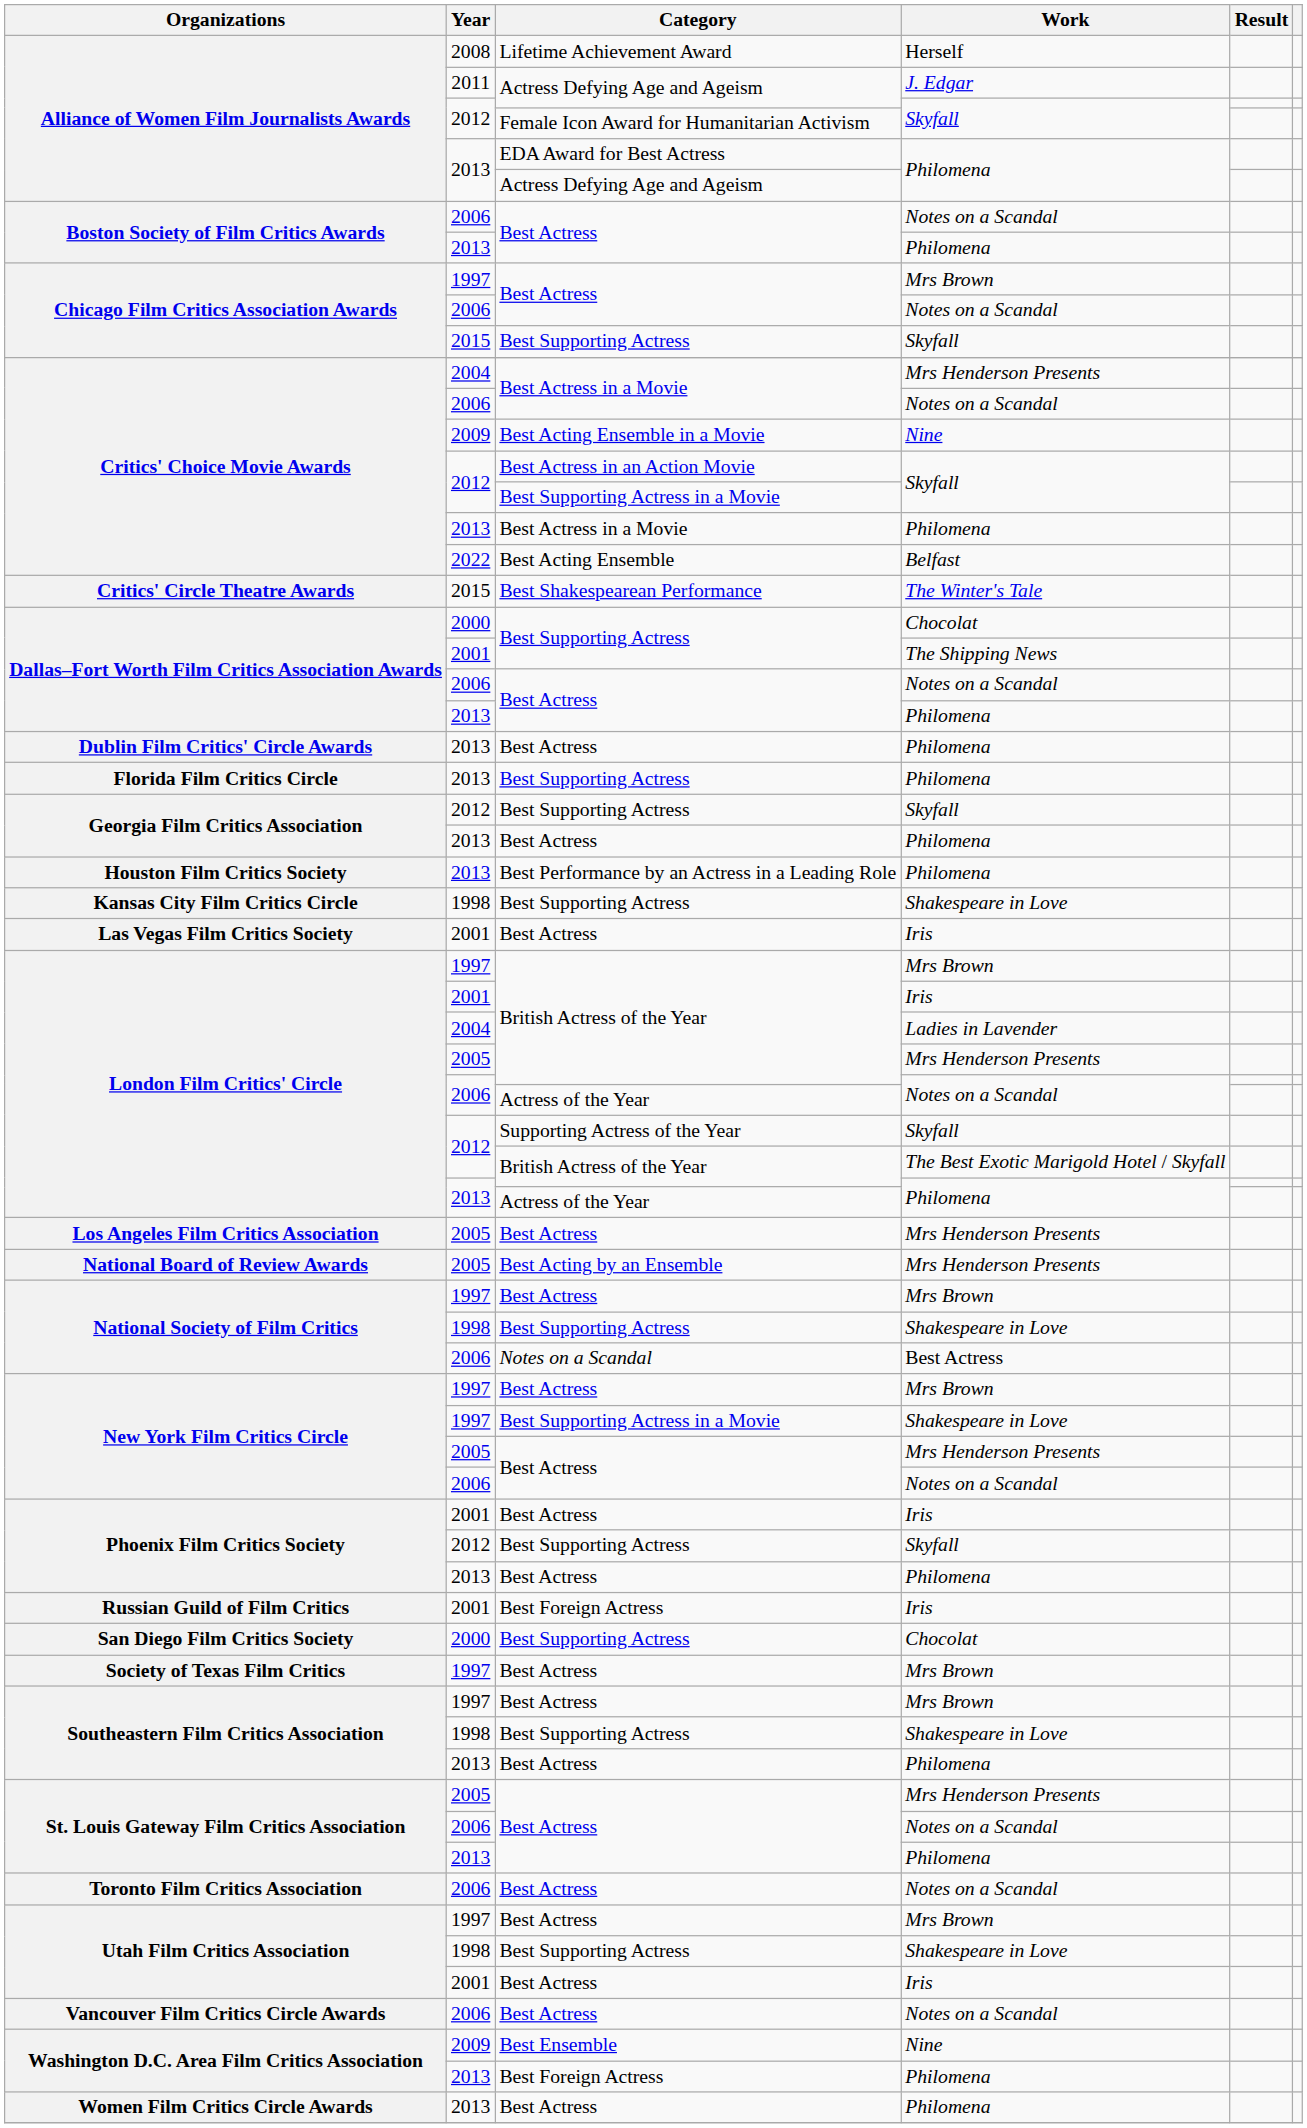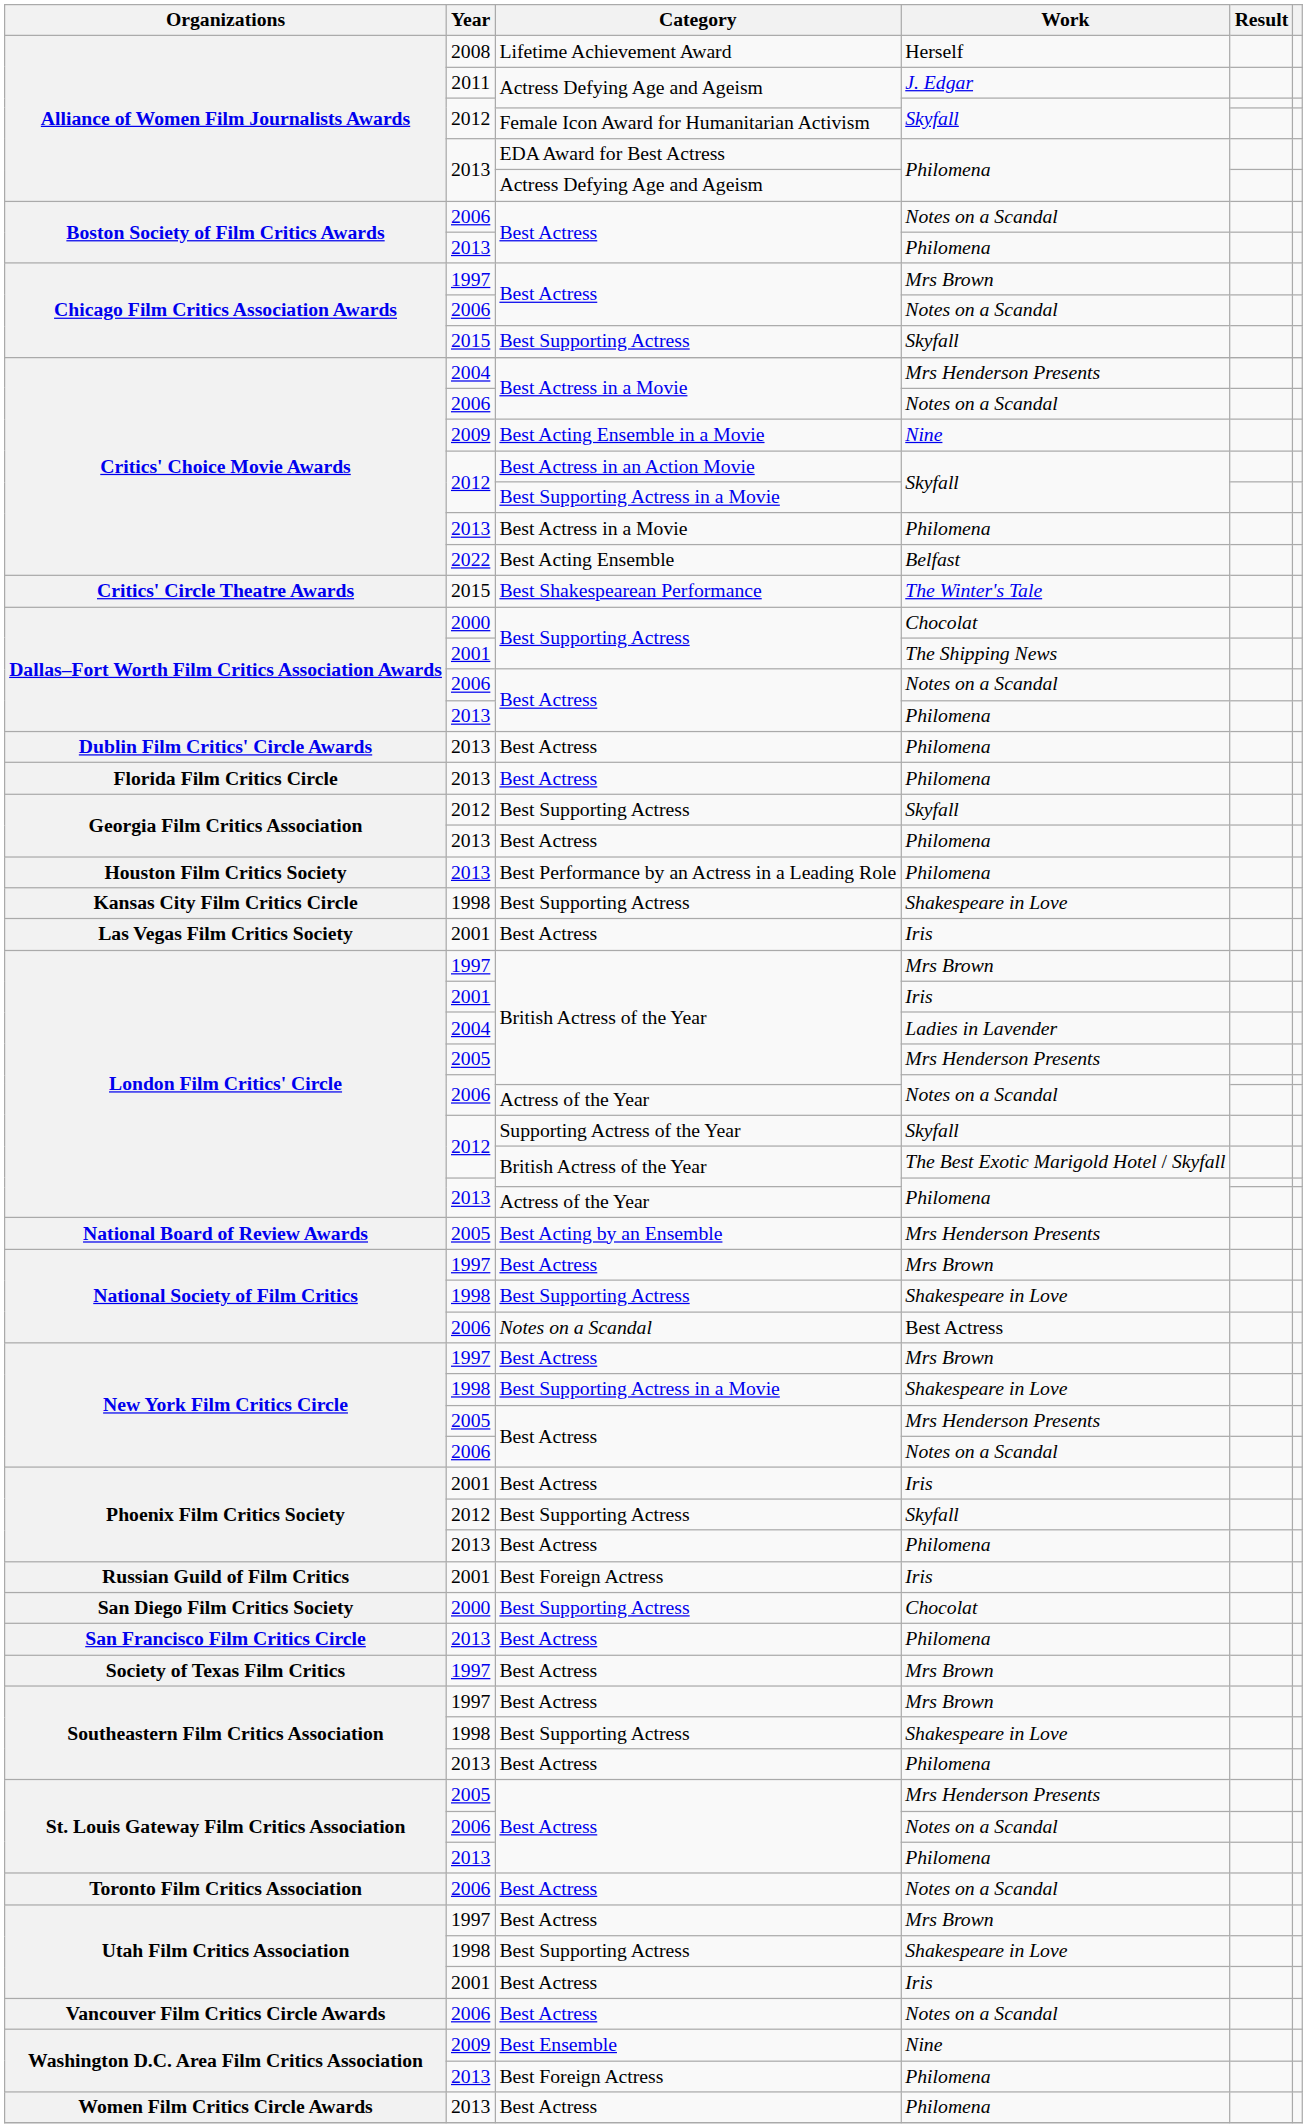(595, 778) Best Supporting Actress -> (548, 778) Best Actress
- row: (226, 1233)
(471, 1420) 1997 -> (471, 1389) 1998
+ row: (226, 1639)
